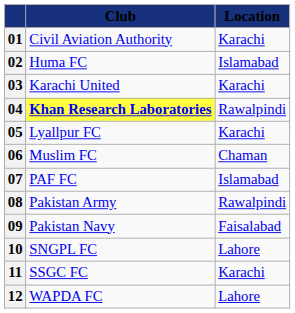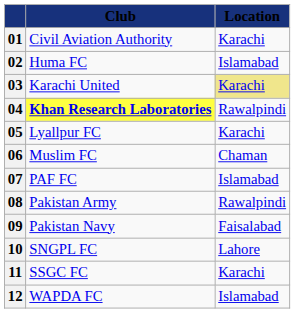(242, 86) no background -> (242, 86) khaki background
(239, 296) Lahore -> (248, 296) Islamabad
